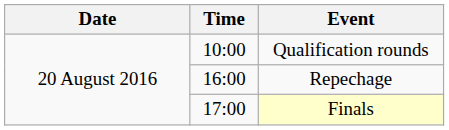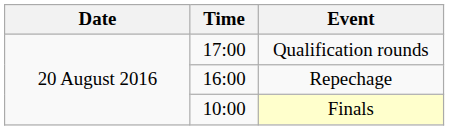(224, 49) 10:00 -> (224, 49) 17:00
(224, 109) 17:00 -> (224, 109) 10:00
